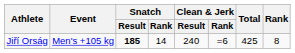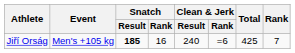(161, 41) 14 -> (161, 41) 16
(277, 41) 8 -> (277, 41) 7
